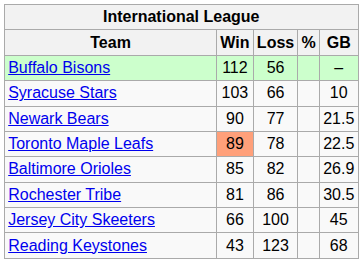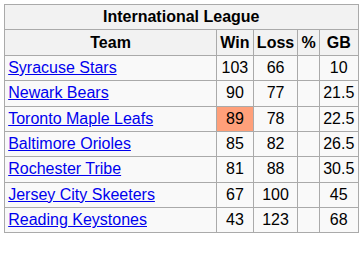- row: (59, 67)
(339, 169) 26.9 -> (339, 144) 26.5
(276, 194) 86 -> (276, 169) 88
(235, 220) 66 -> (235, 194) 67
